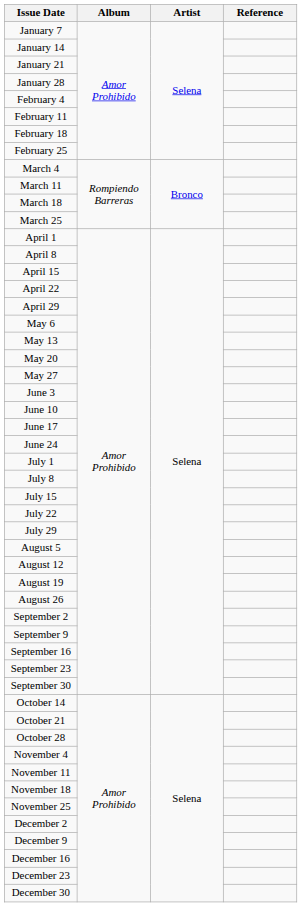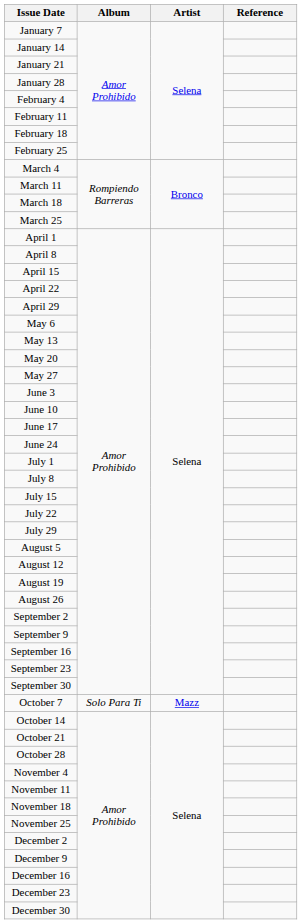+ row: (41, 703)
